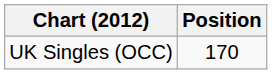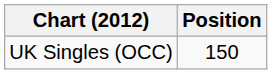(222, 52) 170 -> (222, 52) 150
